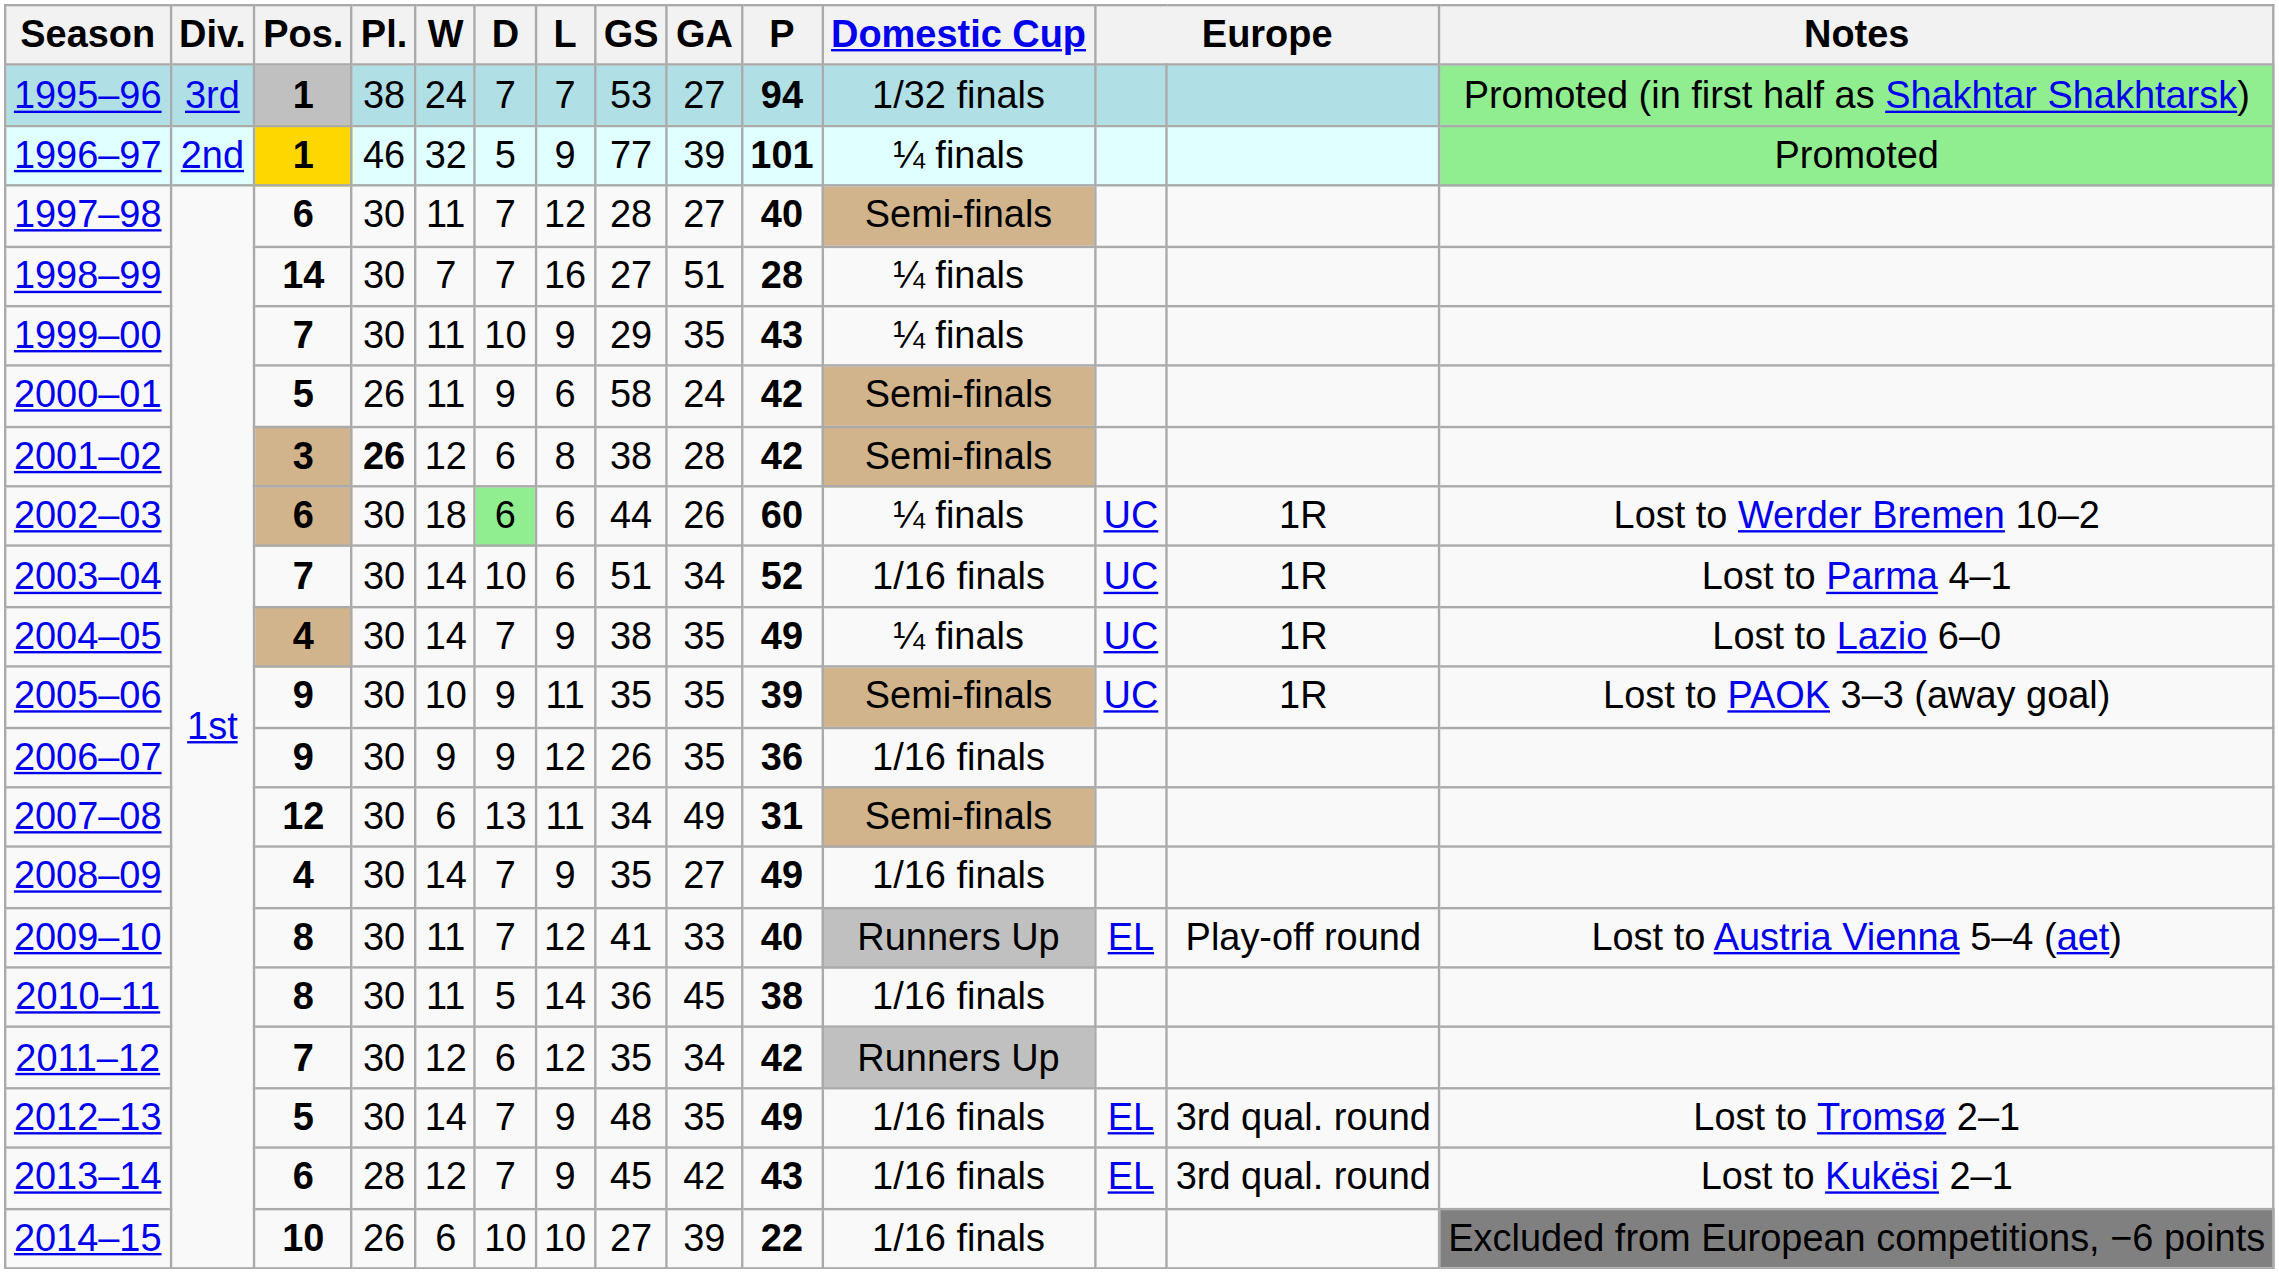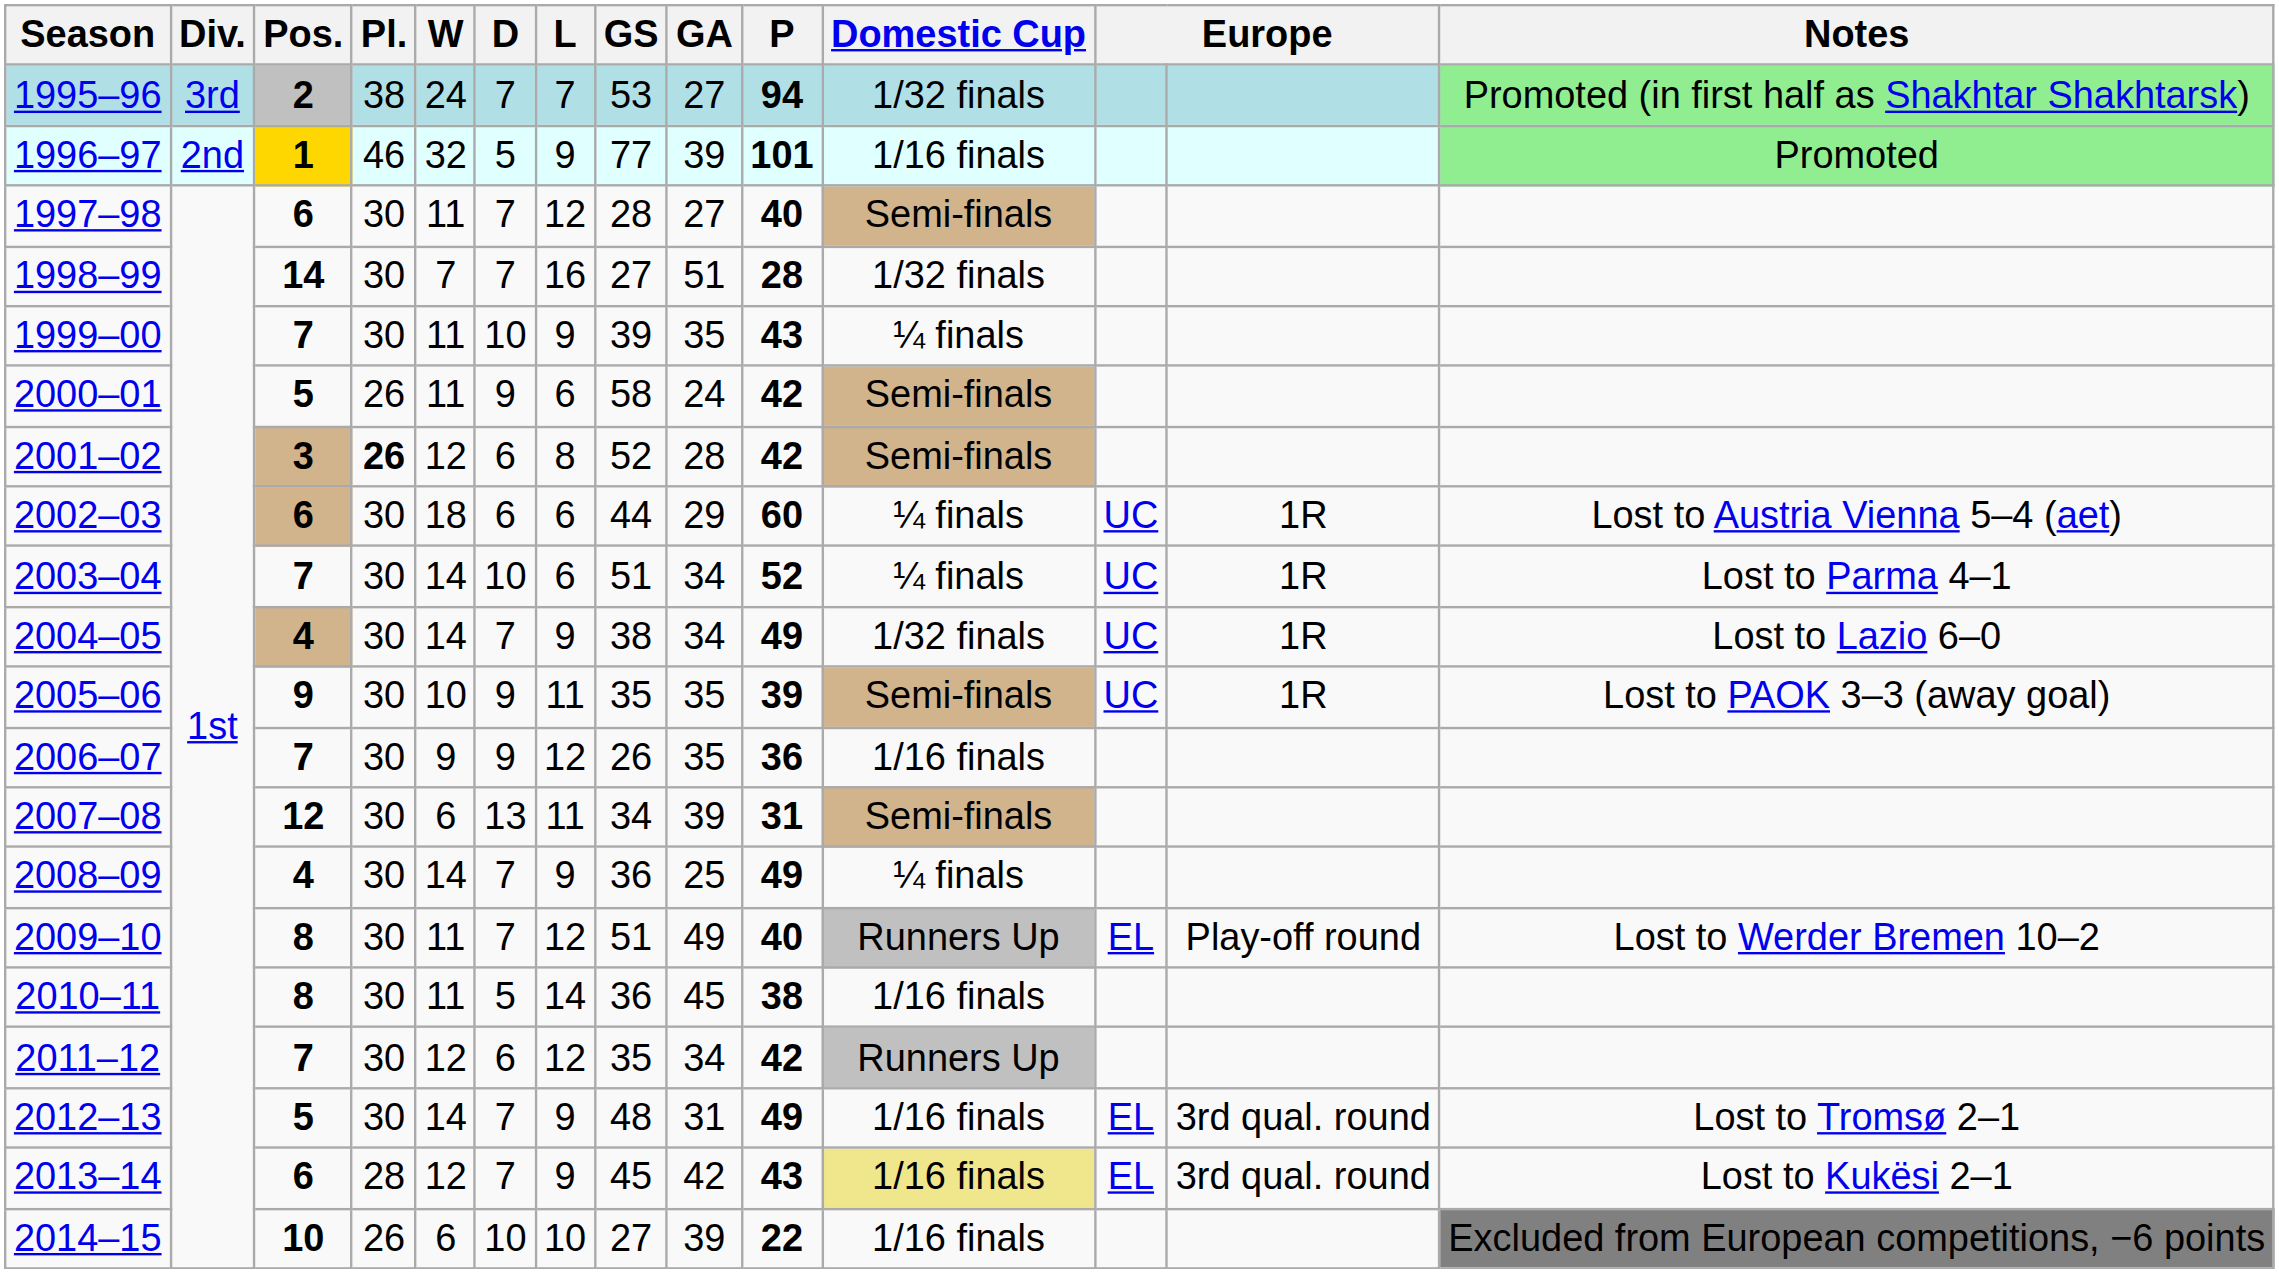(303, 94) 1 -> (303, 94) 2
(959, 154) ¼ finals -> (959, 154) 1/16 finals
(959, 275) ¼ finals -> (959, 275) 1/32 finals
(631, 335) 29 -> (631, 335) 39
(631, 455) 38 -> (631, 455) 52
(505, 515) lightgreen background -> (505, 515) no background
(704, 515) 26 -> (704, 515) 29
(1857, 515) Lost to Werder Bremen 10–2 -> (1857, 515) Lost to Austria Vienna 5–4 (aet)
(959, 575) 1/16 finals -> (959, 575) ¼ finals
(704, 635) 35 -> (704, 635) 34
(959, 635) ¼ finals -> (959, 635) 1/32 finals
(303, 756) 9 -> (303, 756) 7
(704, 816) 49 -> (704, 816) 39
(631, 876) 35 -> (631, 876) 36
(704, 876) 27 -> (704, 876) 25
(959, 876) 1/16 finals -> (959, 876) ¼ finals
(631, 936) 41 -> (631, 936) 51
(704, 936) 33 -> (704, 936) 49
(1857, 936) Lost to Austria Vienna 5–4 (aet) -> (1857, 936) Lost to Werder Bremen 10–2
(704, 1117) 35 -> (704, 1117) 31
(959, 1177) no background -> (959, 1177) khaki background
